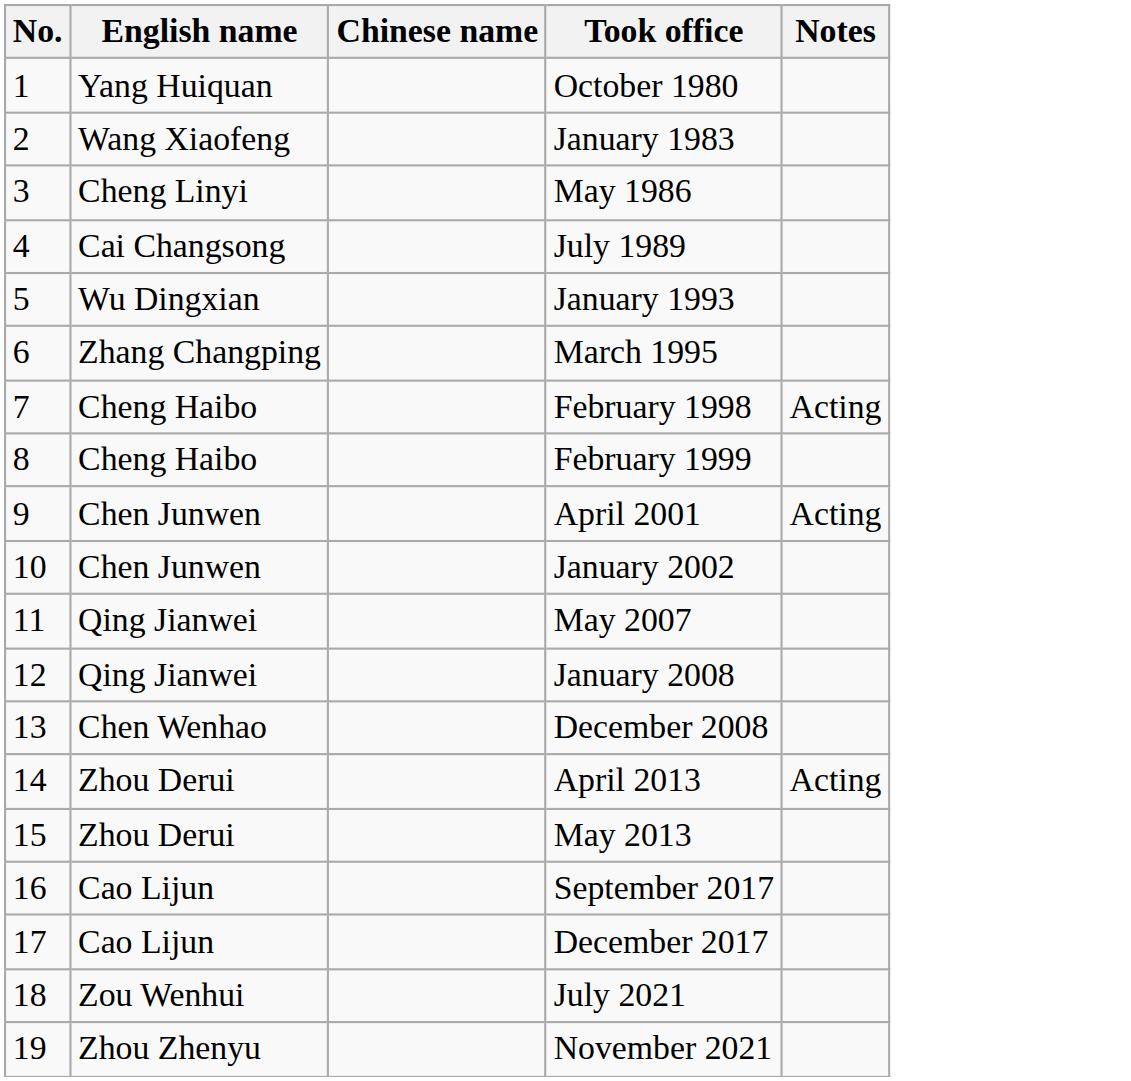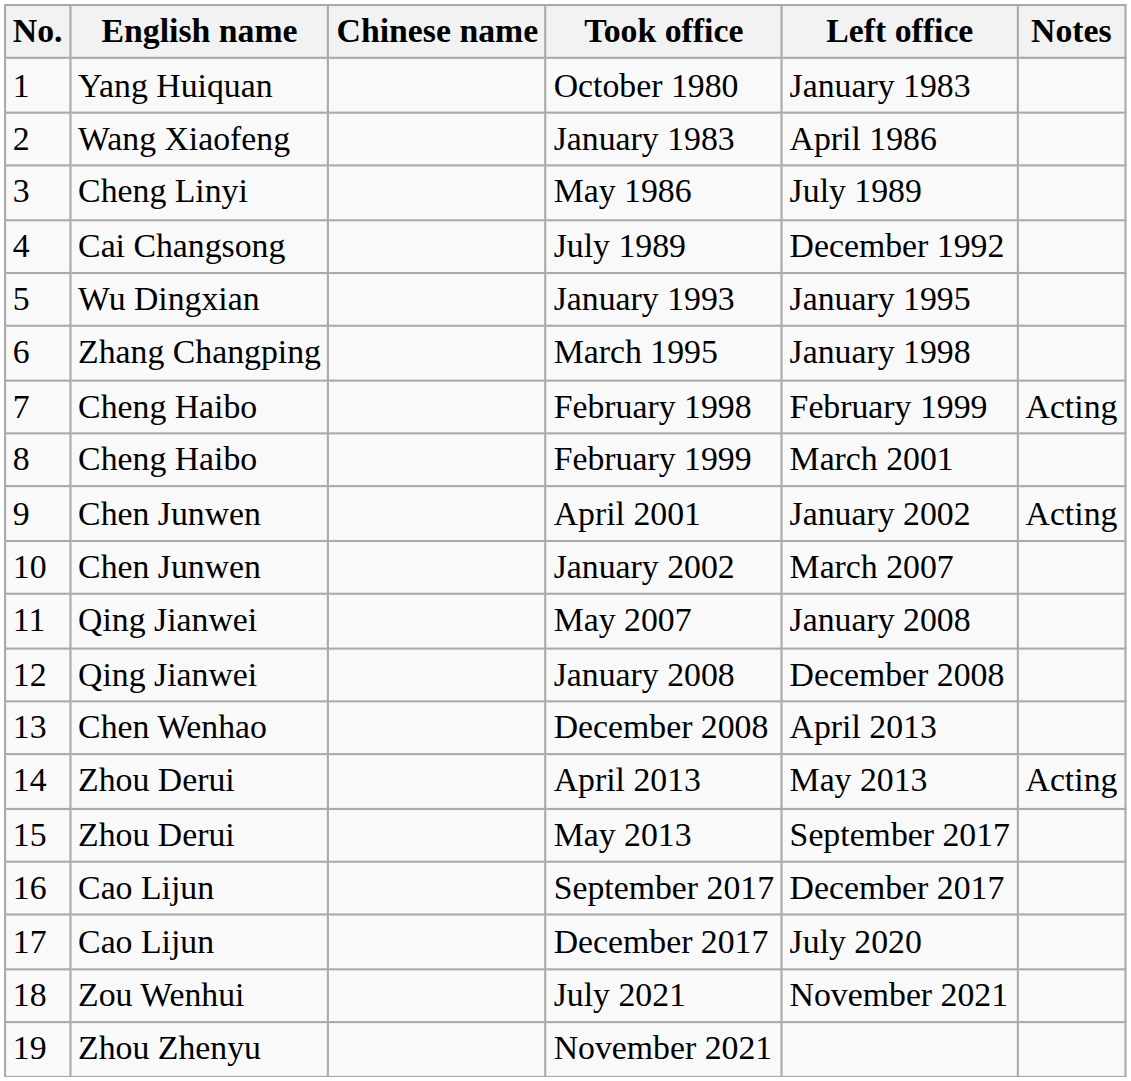+ column: (900, 31)
